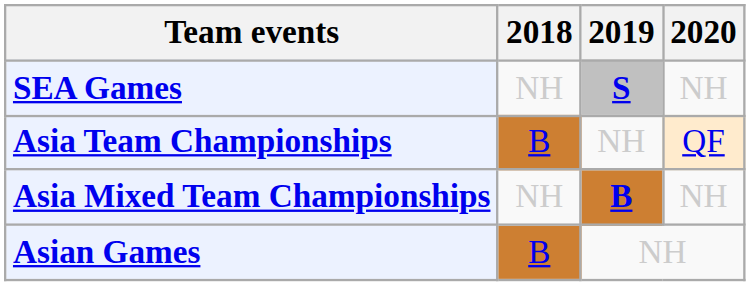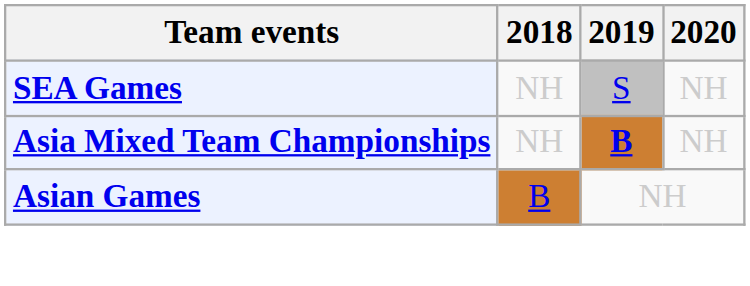(621, 87) bold -> (621, 87) normal
- row: (202, 142)
